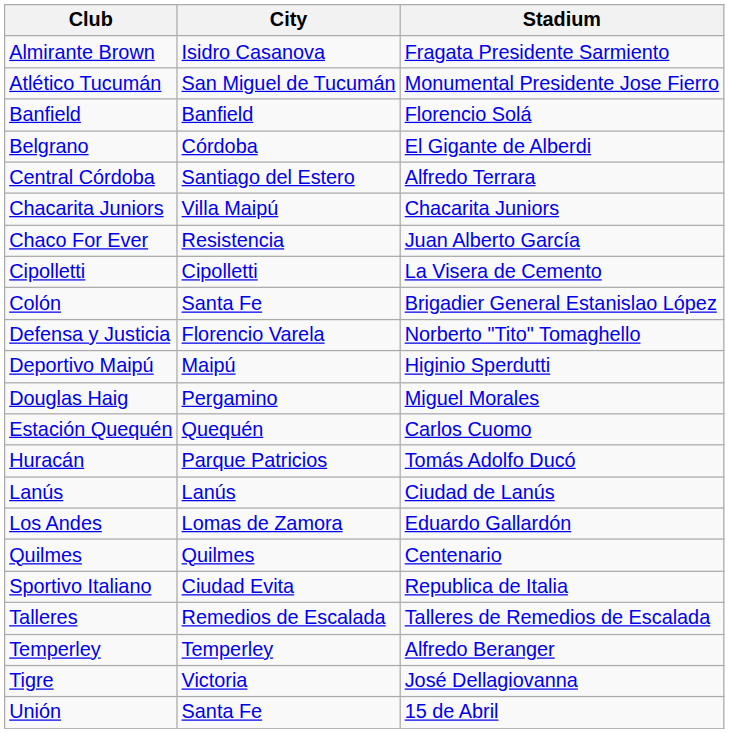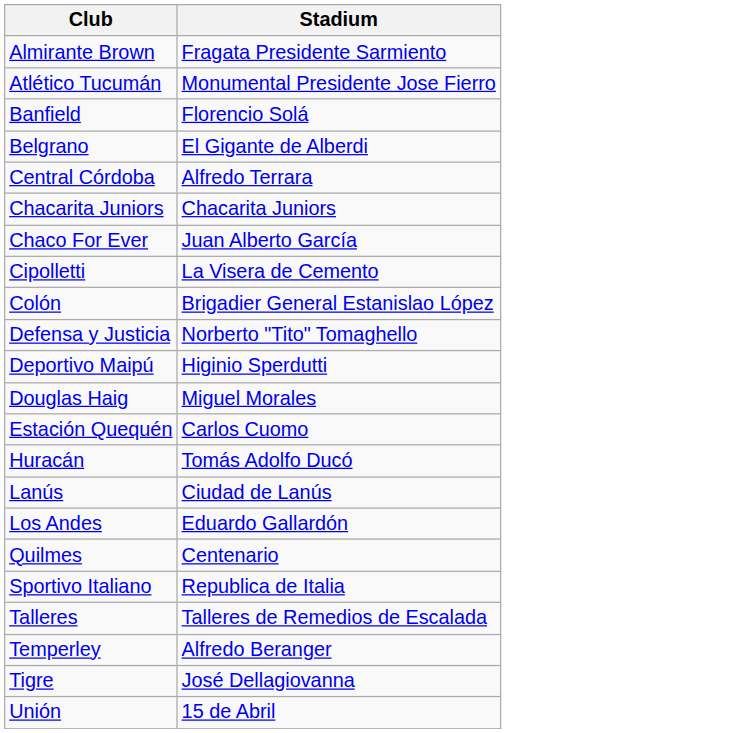- column: (289, 20)
